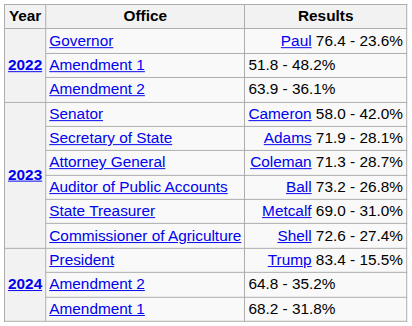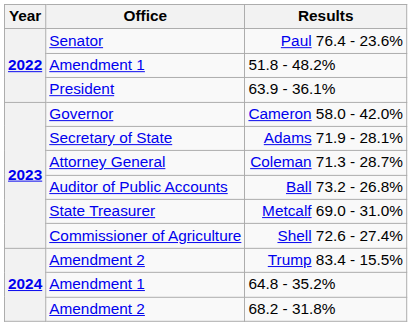(81, 41) Governor -> (76, 41) Senator
(97, 89) Amendment 2 -> (82, 89) President
(76, 114) Senator -> (81, 114) Governor
(82, 260) President -> (97, 260) Amendment 2
(97, 284) Amendment 2 -> (97, 284) Amendment 1
(97, 308) Amendment 1 -> (97, 308) Amendment 2
